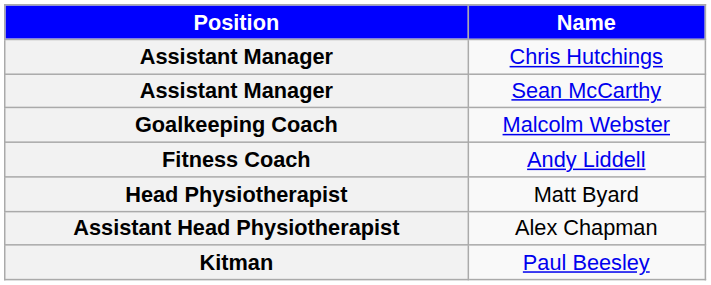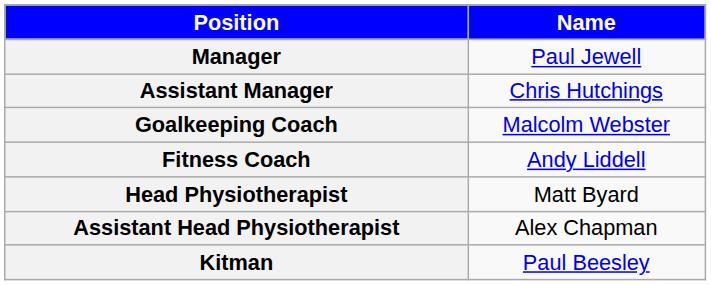+ row: (586, 57)
- row: (586, 91)
